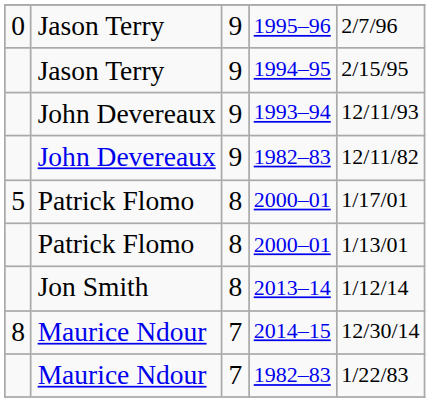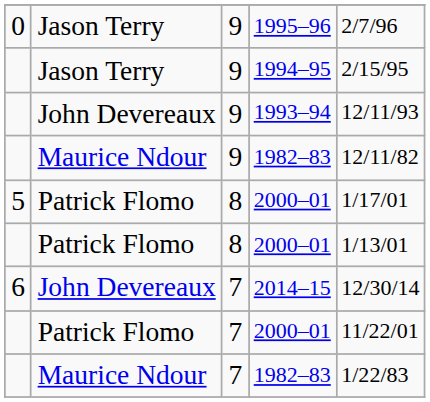(127, 157) John Devereaux -> (122, 157) Maurice Ndour
- row: (235, 288)
(18, 331) 8 -> (18, 288) 6
(122, 331) Maurice Ndour -> (127, 288) John Devereaux
+ row: (235, 331)
